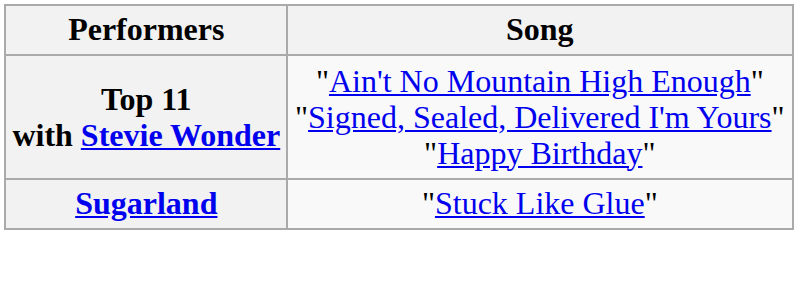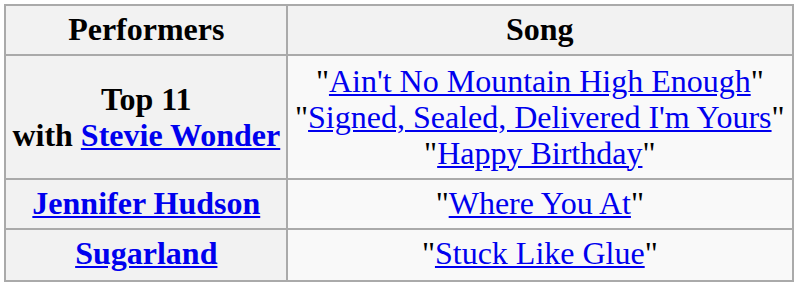+ row: (146, 203)
